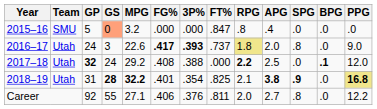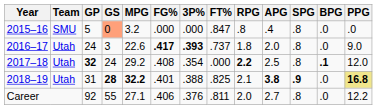(297, 29) .0 -> (297, 29) .8
(244, 46) khaki background -> (244, 46) no background
(193, 63) .388 -> (193, 63) .354
(297, 63) .0 -> (297, 63) .8
(193, 79) .354 -> (193, 79) .388
